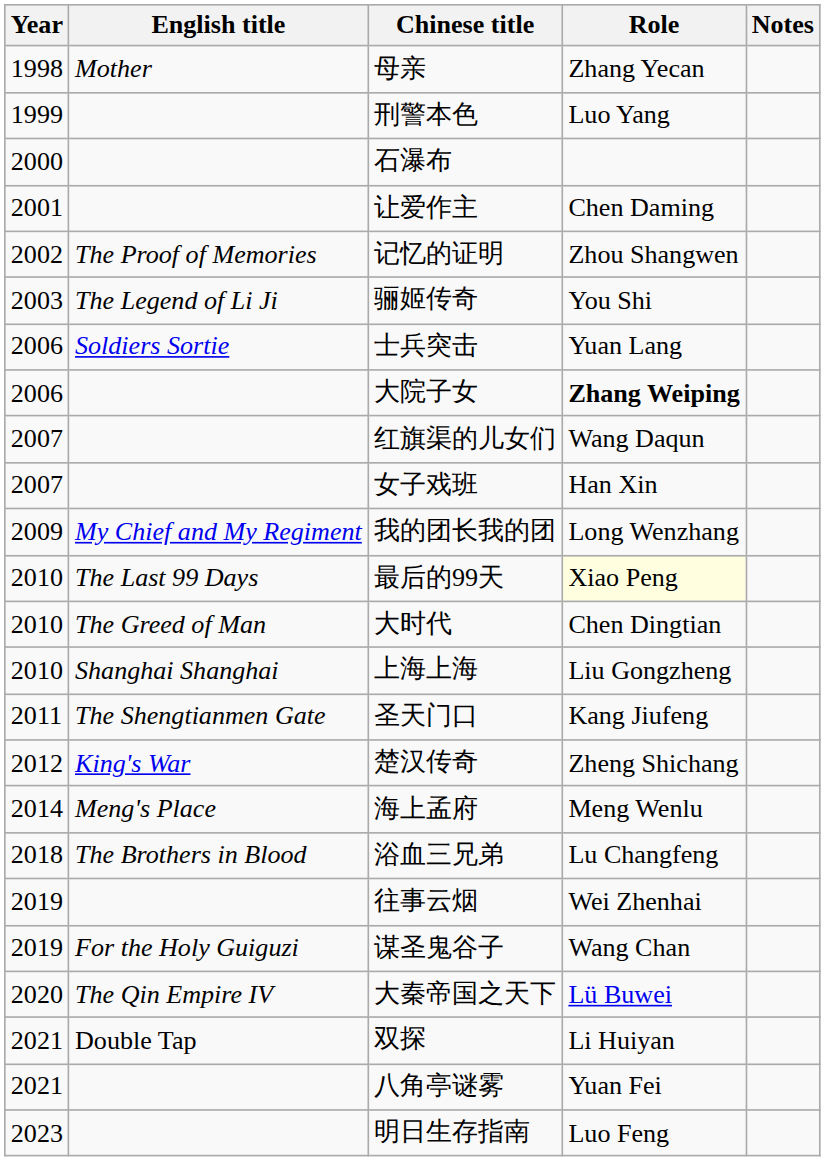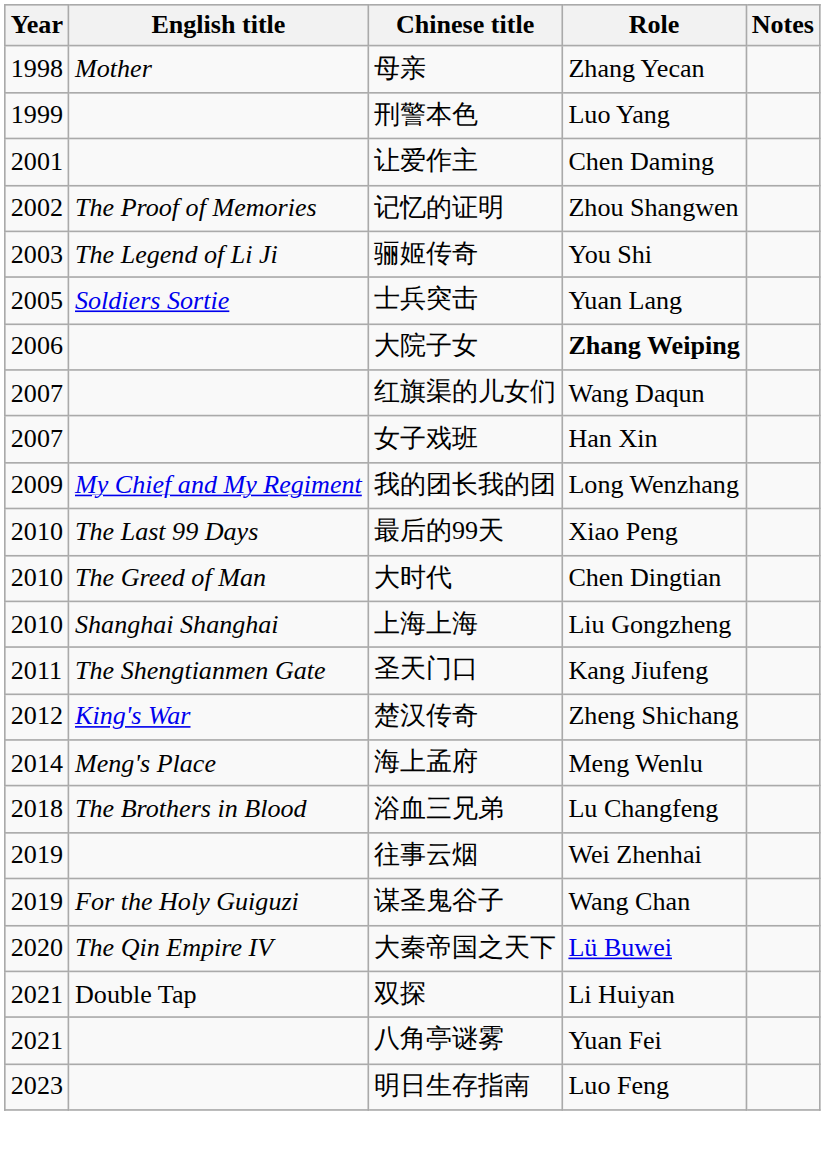- row: (413, 160)
(37, 346) 2006 -> (37, 300) 2005
(623, 577) lightyellow background -> (623, 531) no background
